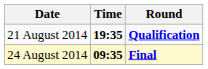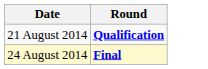- column: (108, 14)
